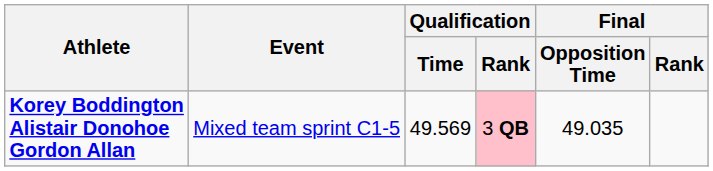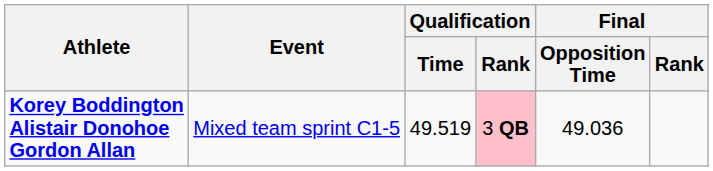(440, 129) 49.569 -> (440, 129) 49.519
(593, 129) 49.035 -> (593, 129) 49.036
